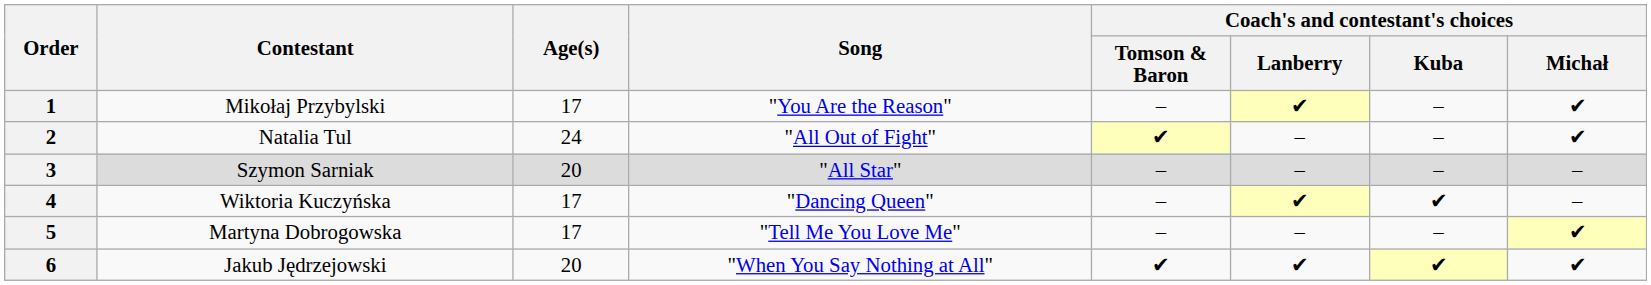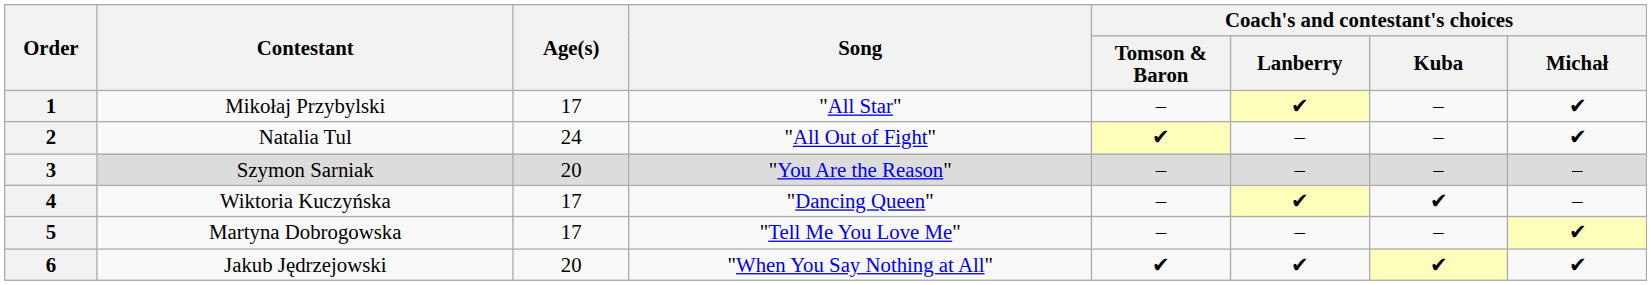(860, 106) "You Are the Reason" -> (860, 106) "All Star"
(860, 169) "All Star" -> (860, 169) "You Are the Reason"
